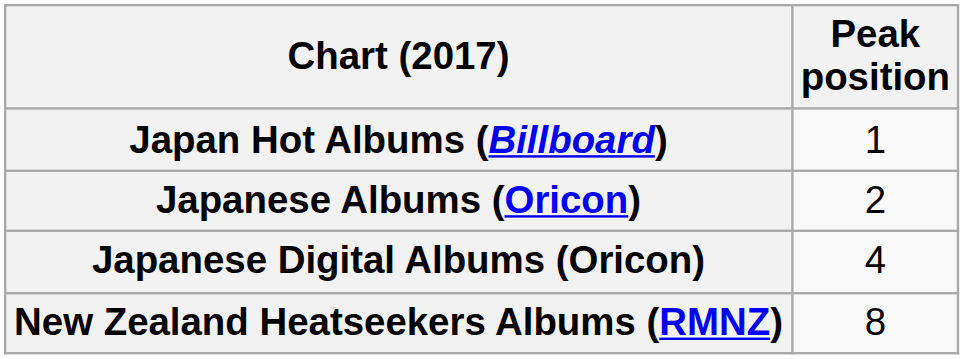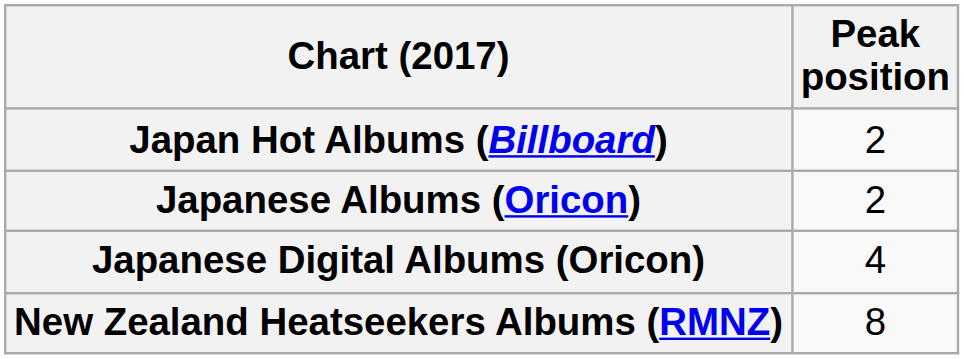(875, 139) 1 -> (875, 139) 2
